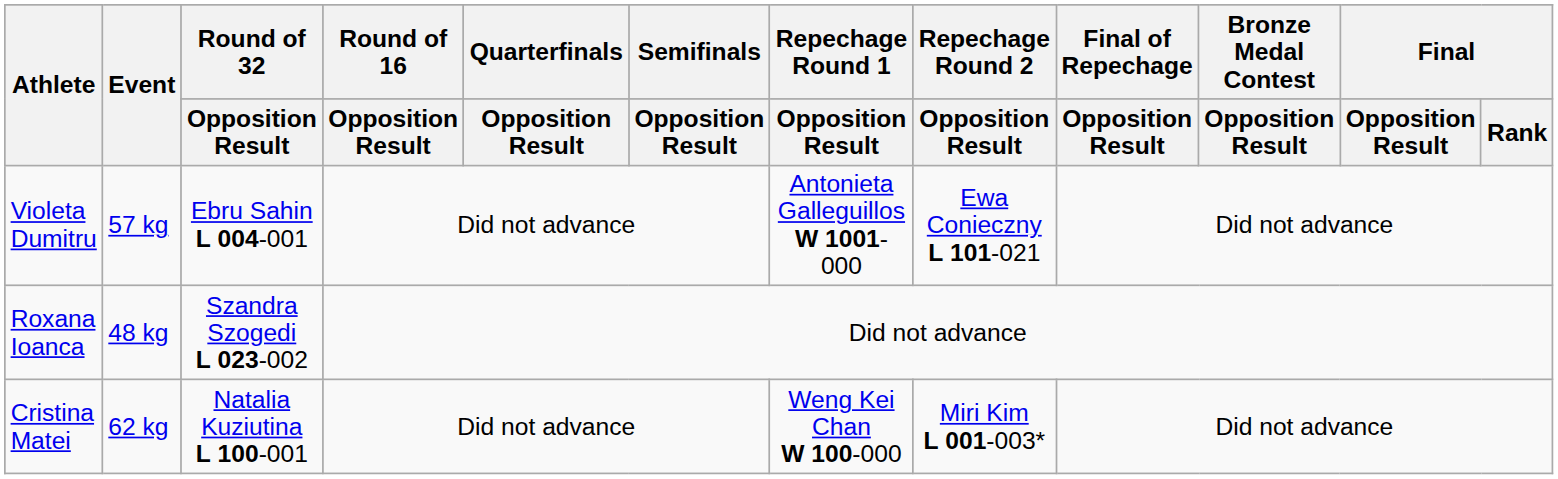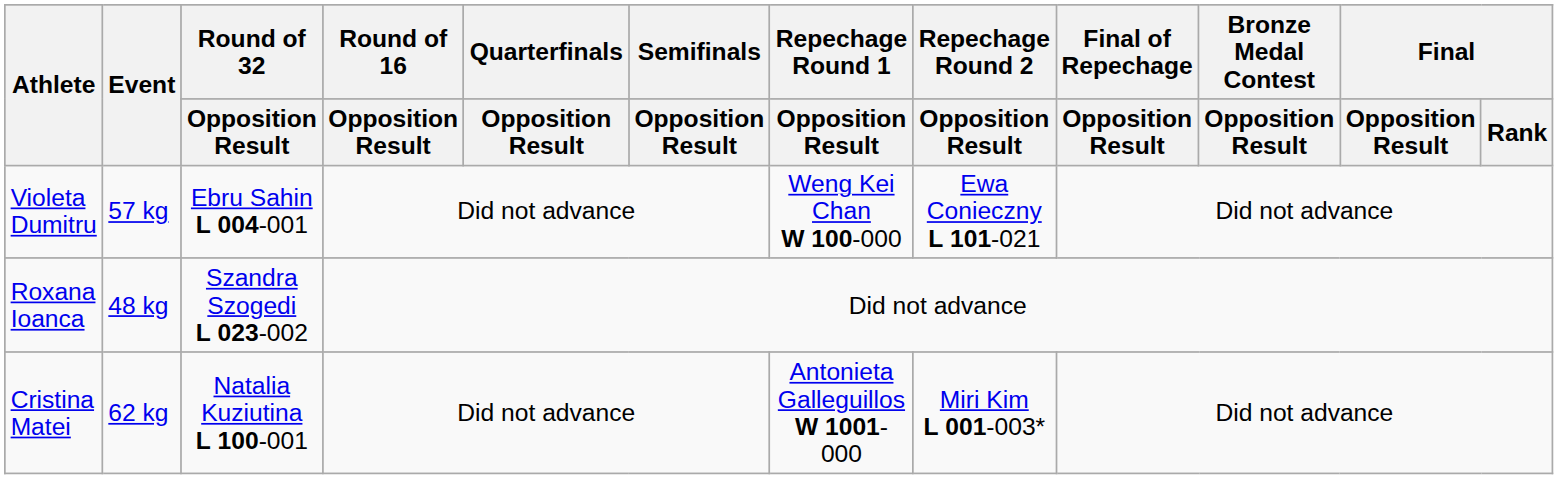(841, 226) Antonieta Galleguillos W 1001-000 -> (841, 212) Weng Kei Chan W 100-000
(841, 427) Weng Kei Chan W 100-000 -> (841, 413) Antonieta Galleguillos W 1001-000
